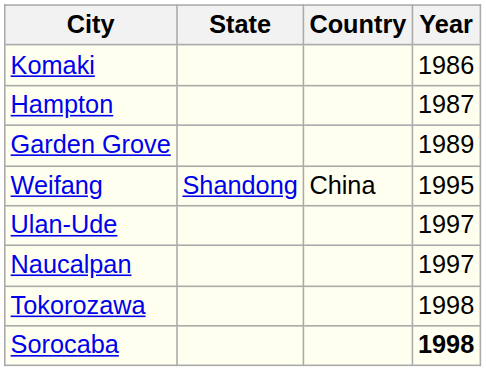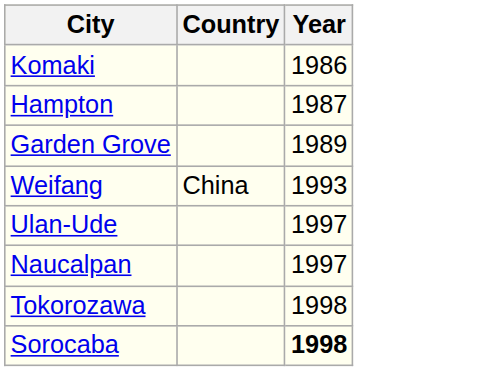- column: (240, 24)
(446, 185) 1995 -> (319, 185) 1993
